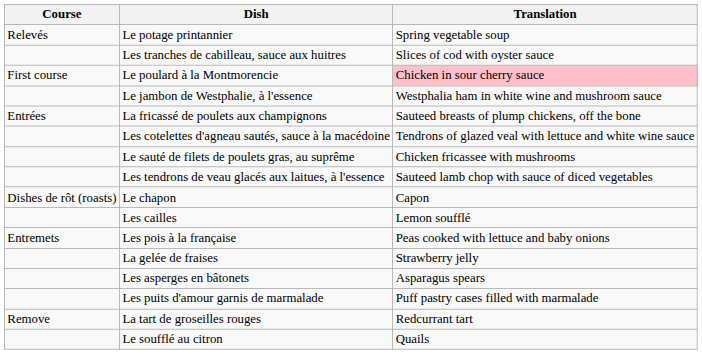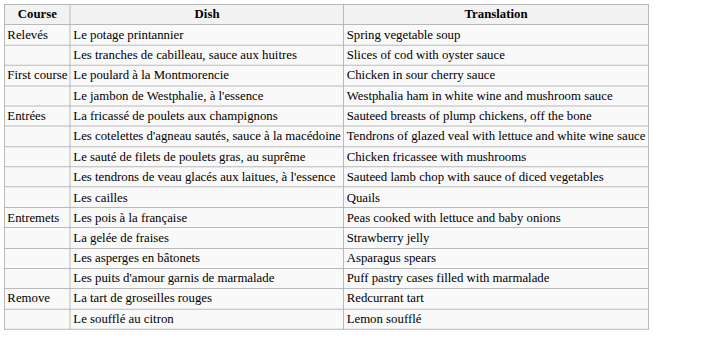(470, 75) pink background -> (421, 75) no background
- row: (149, 197)
(433, 217) Lemon soufflé -> (363, 197) Quails
(412, 339) Quails -> (384, 319) Lemon soufflé
